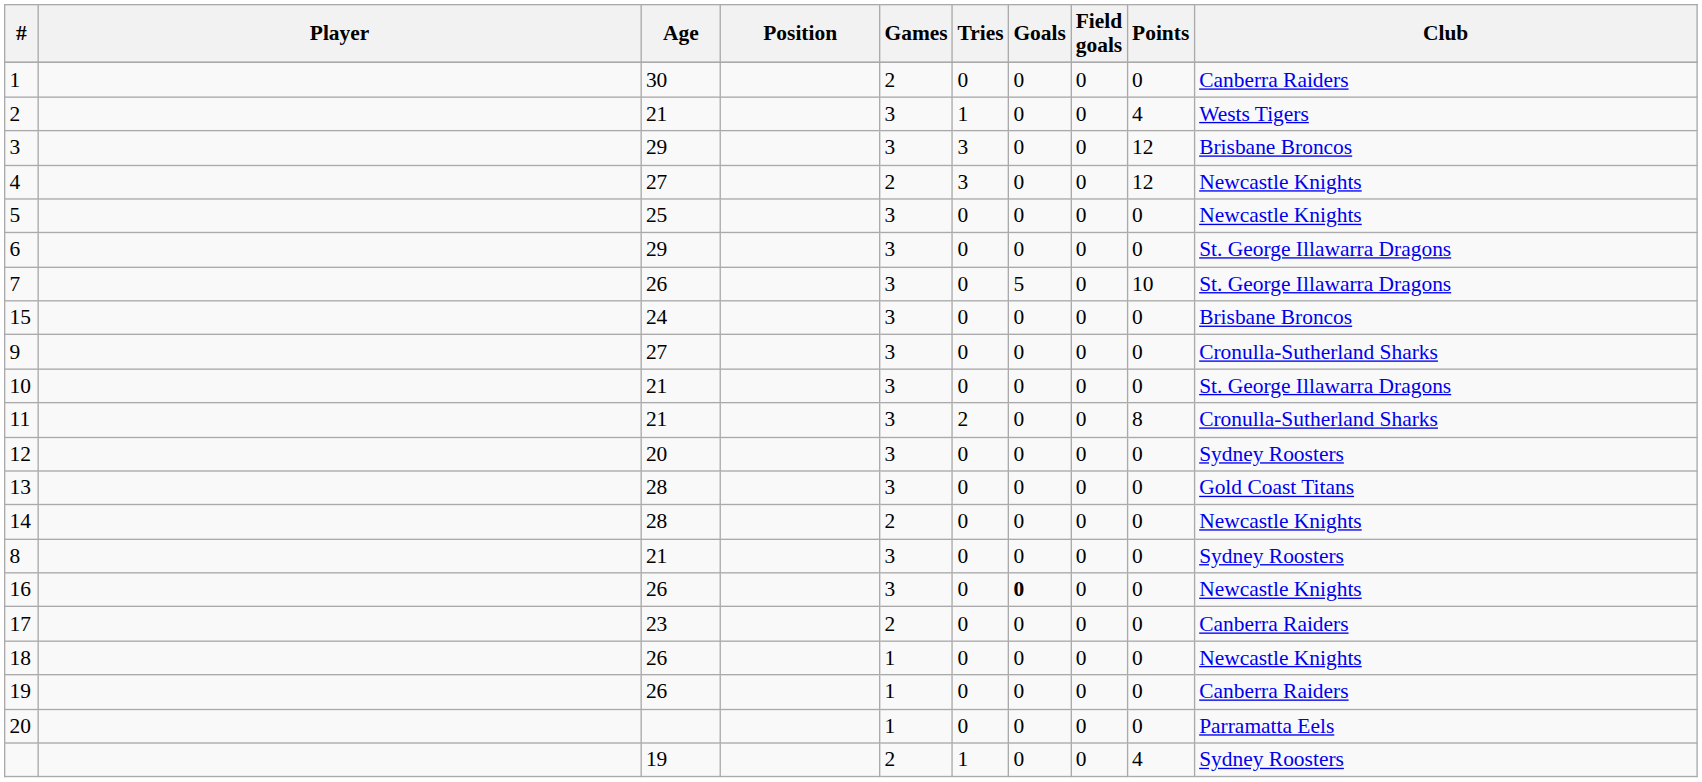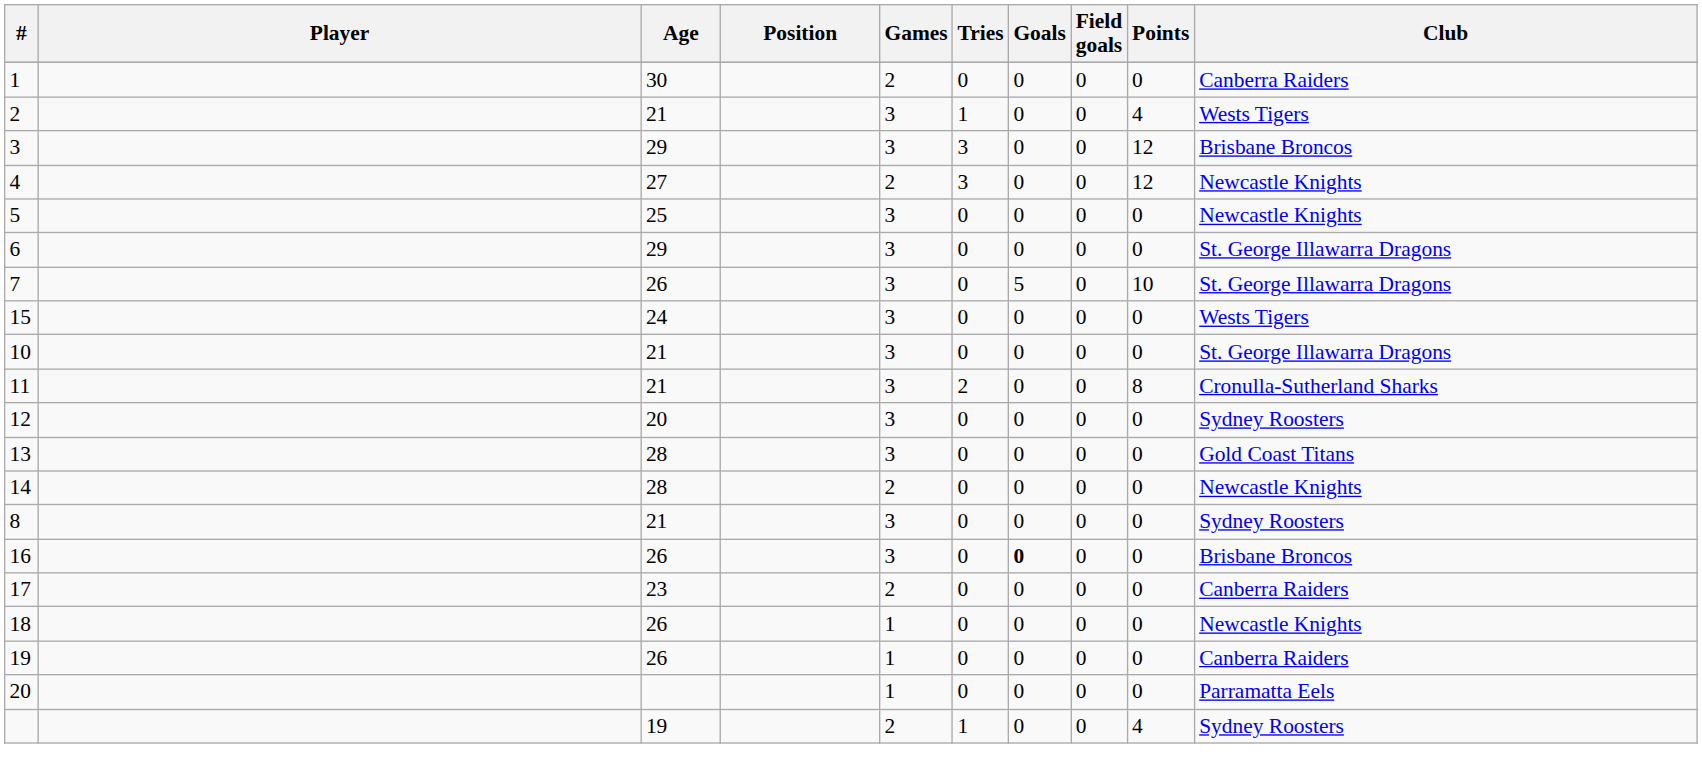(1276, 317) Brisbane Broncos -> (1254, 317) Wests Tigers
- row: (15, 351)
(1280, 589) Newcastle Knights -> (1276, 555) Brisbane Broncos
